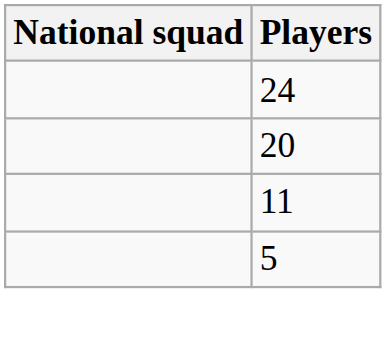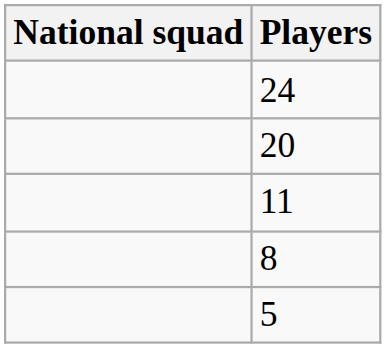+ row: (269, 257)
